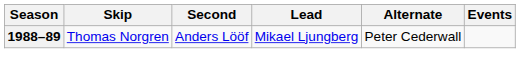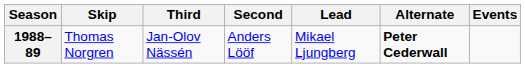+ column: (184, 15)
(413, 36) normal -> (415, 44) bold
